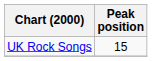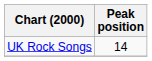(121, 46) 15 -> (121, 46) 14
